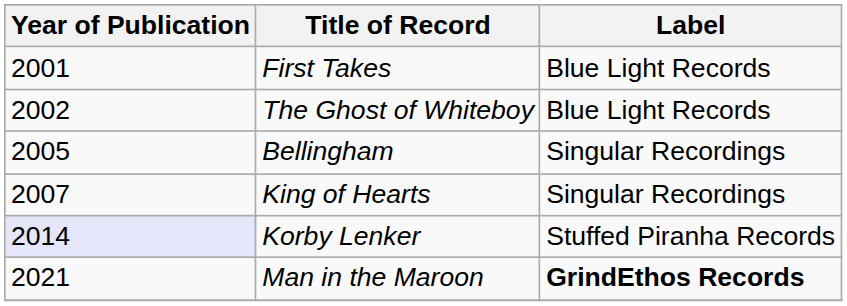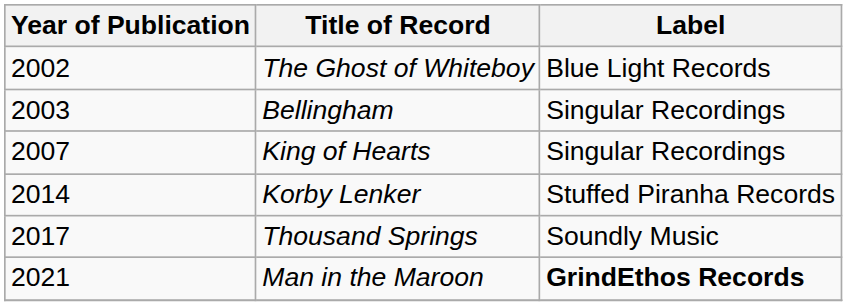- row: (327, 67)
(40, 151) 2005 -> (40, 109) 2003
(40, 236) lavender background -> (40, 194) no background
+ row: (370, 236)
